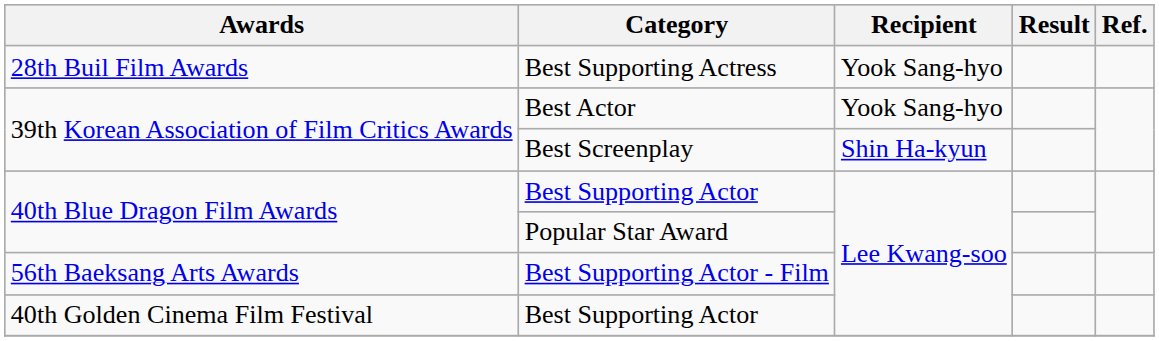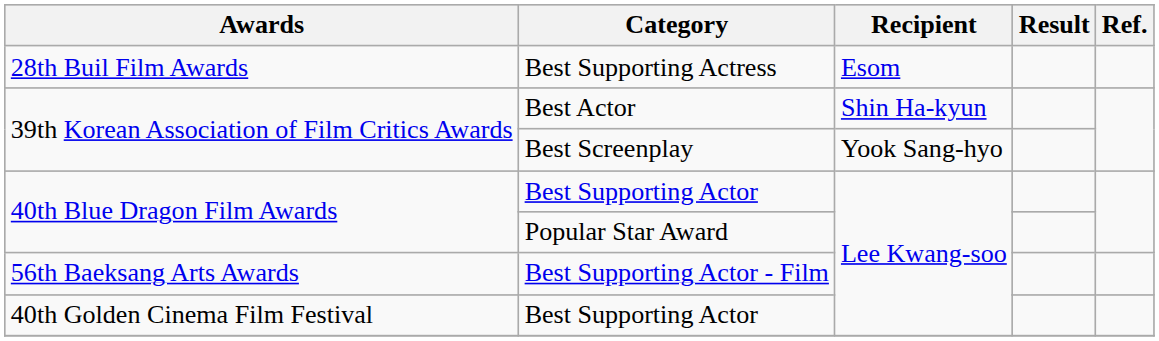(922, 66) Yook Sang-hyo -> (871, 66) Esom
(922, 107) Yook Sang-hyo -> (914, 107) Shin Ha-kyun
(914, 149) Shin Ha-kyun -> (922, 149) Yook Sang-hyo
